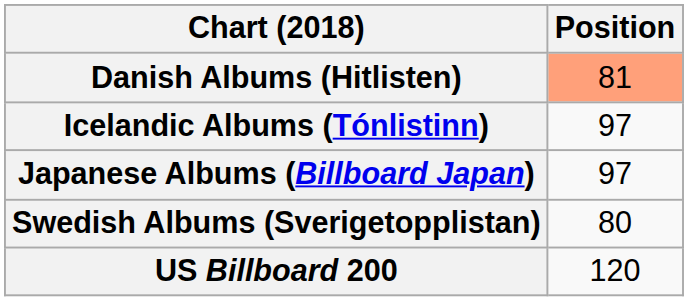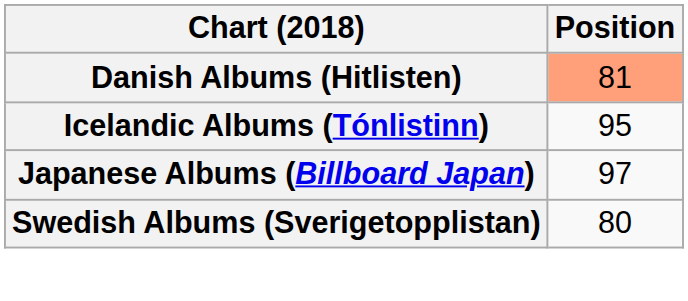(615, 125) 97 -> (615, 125) 95
- row: (276, 271)
